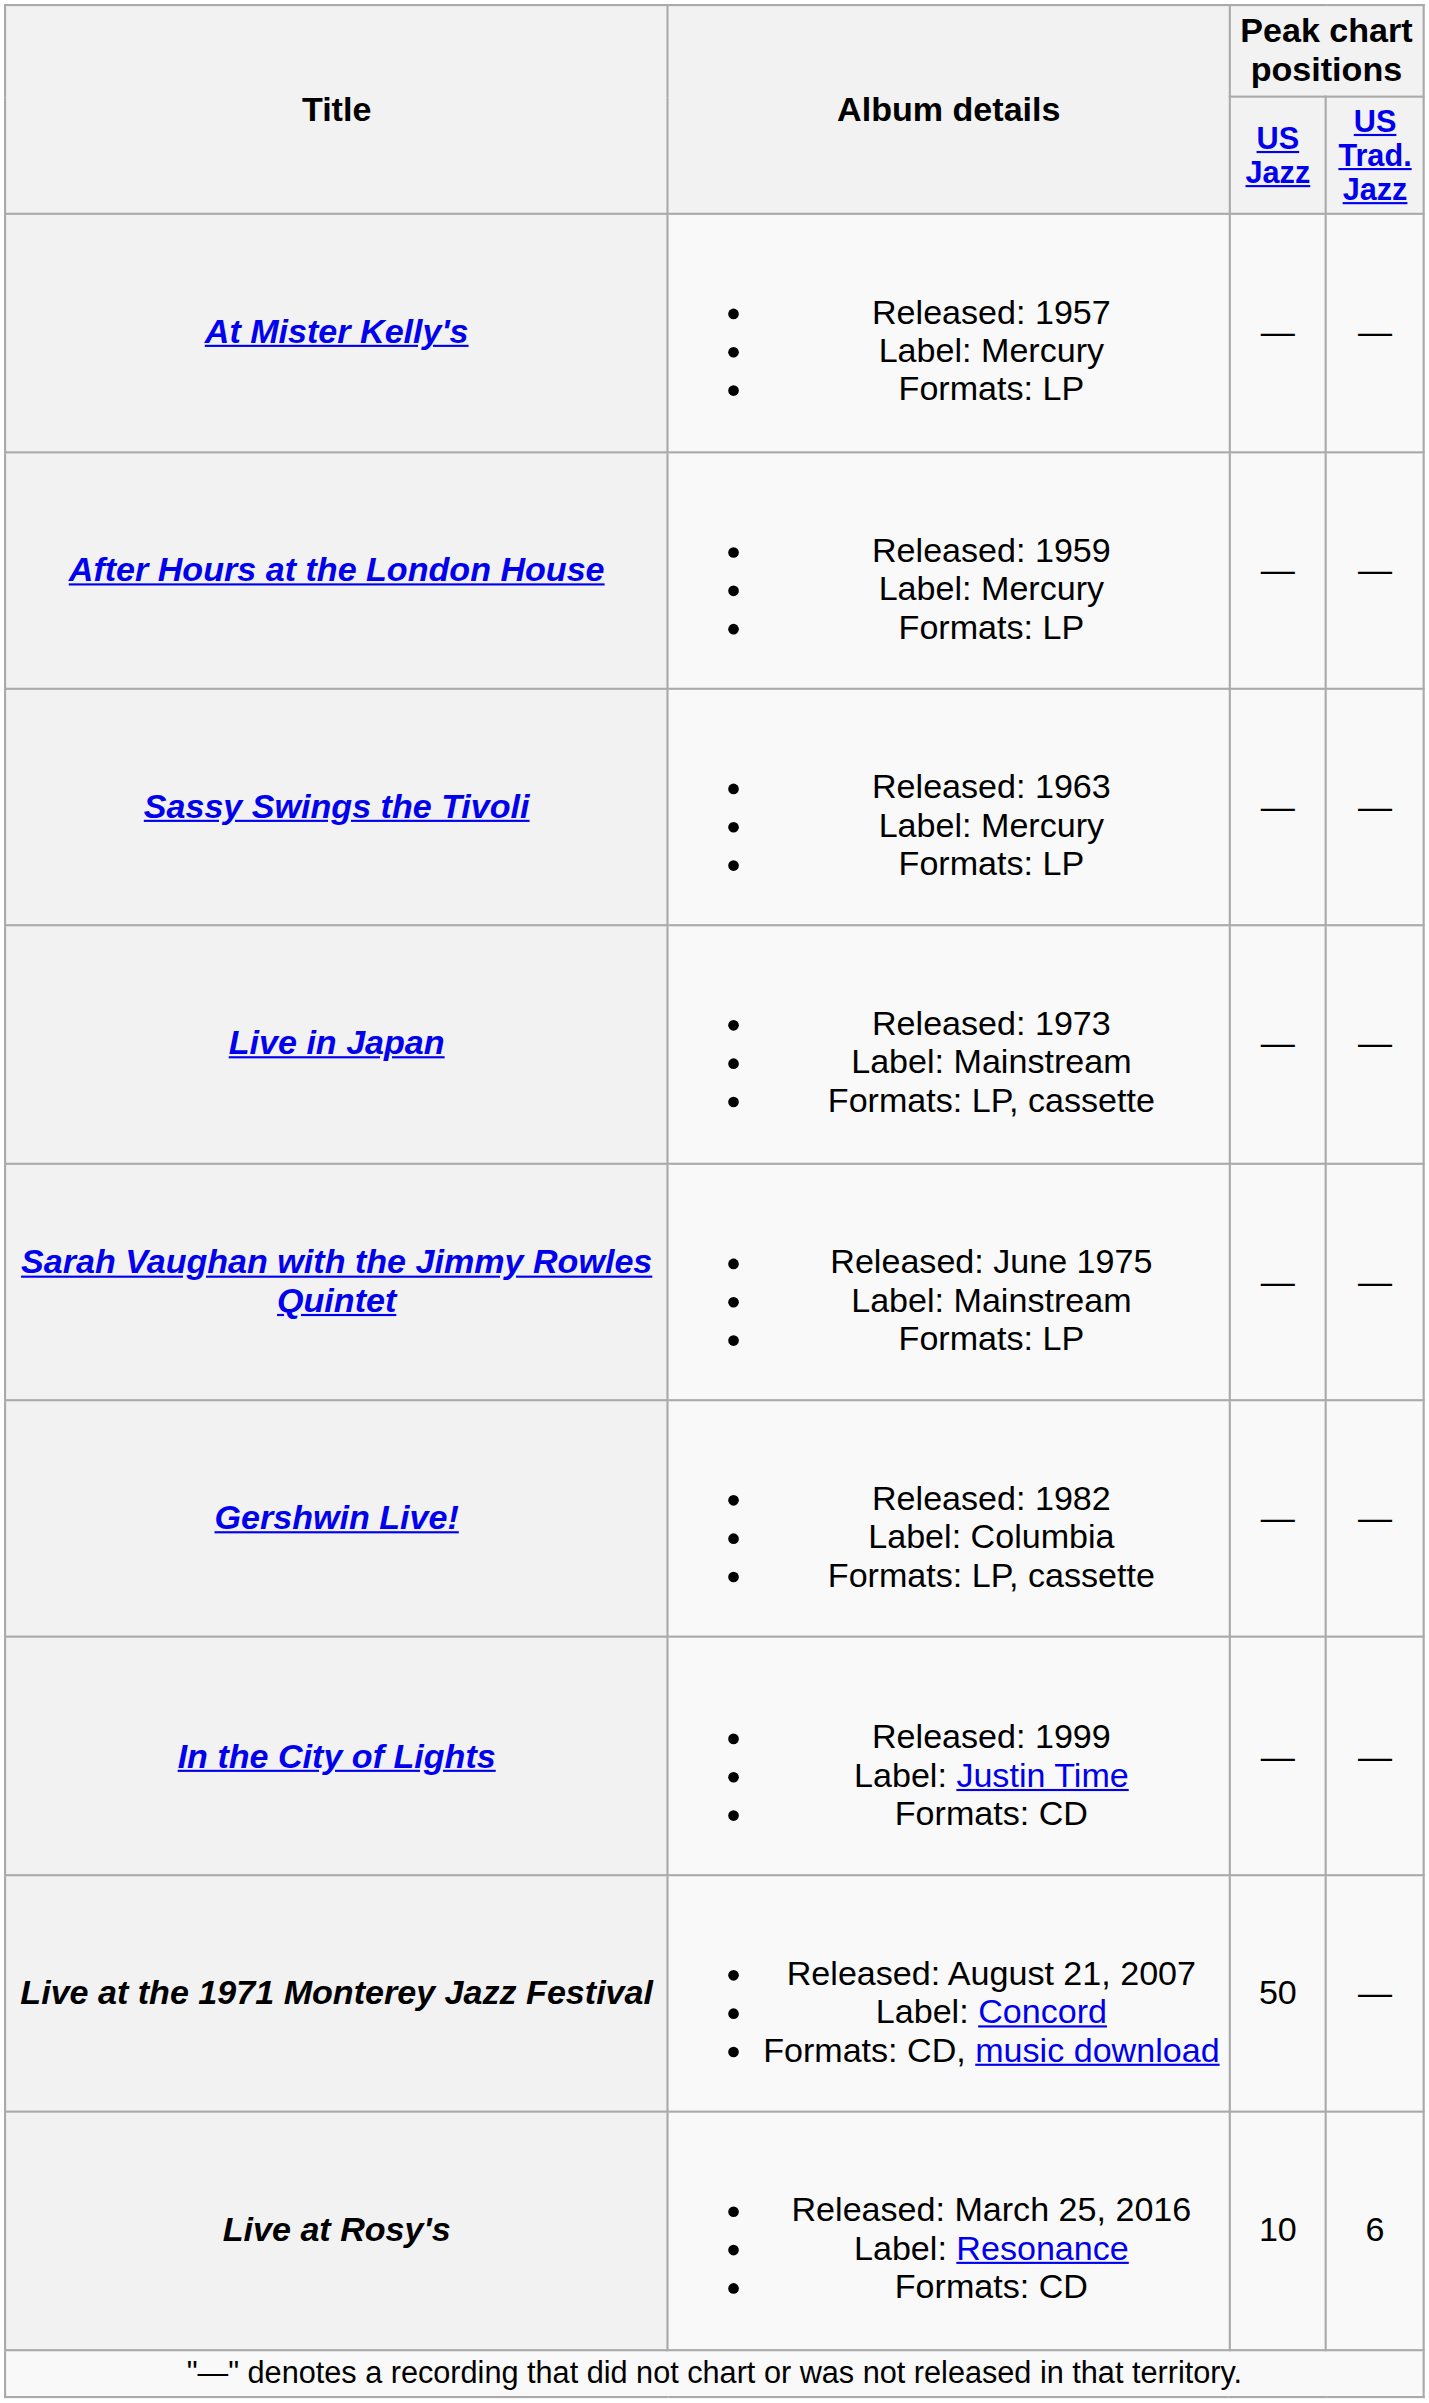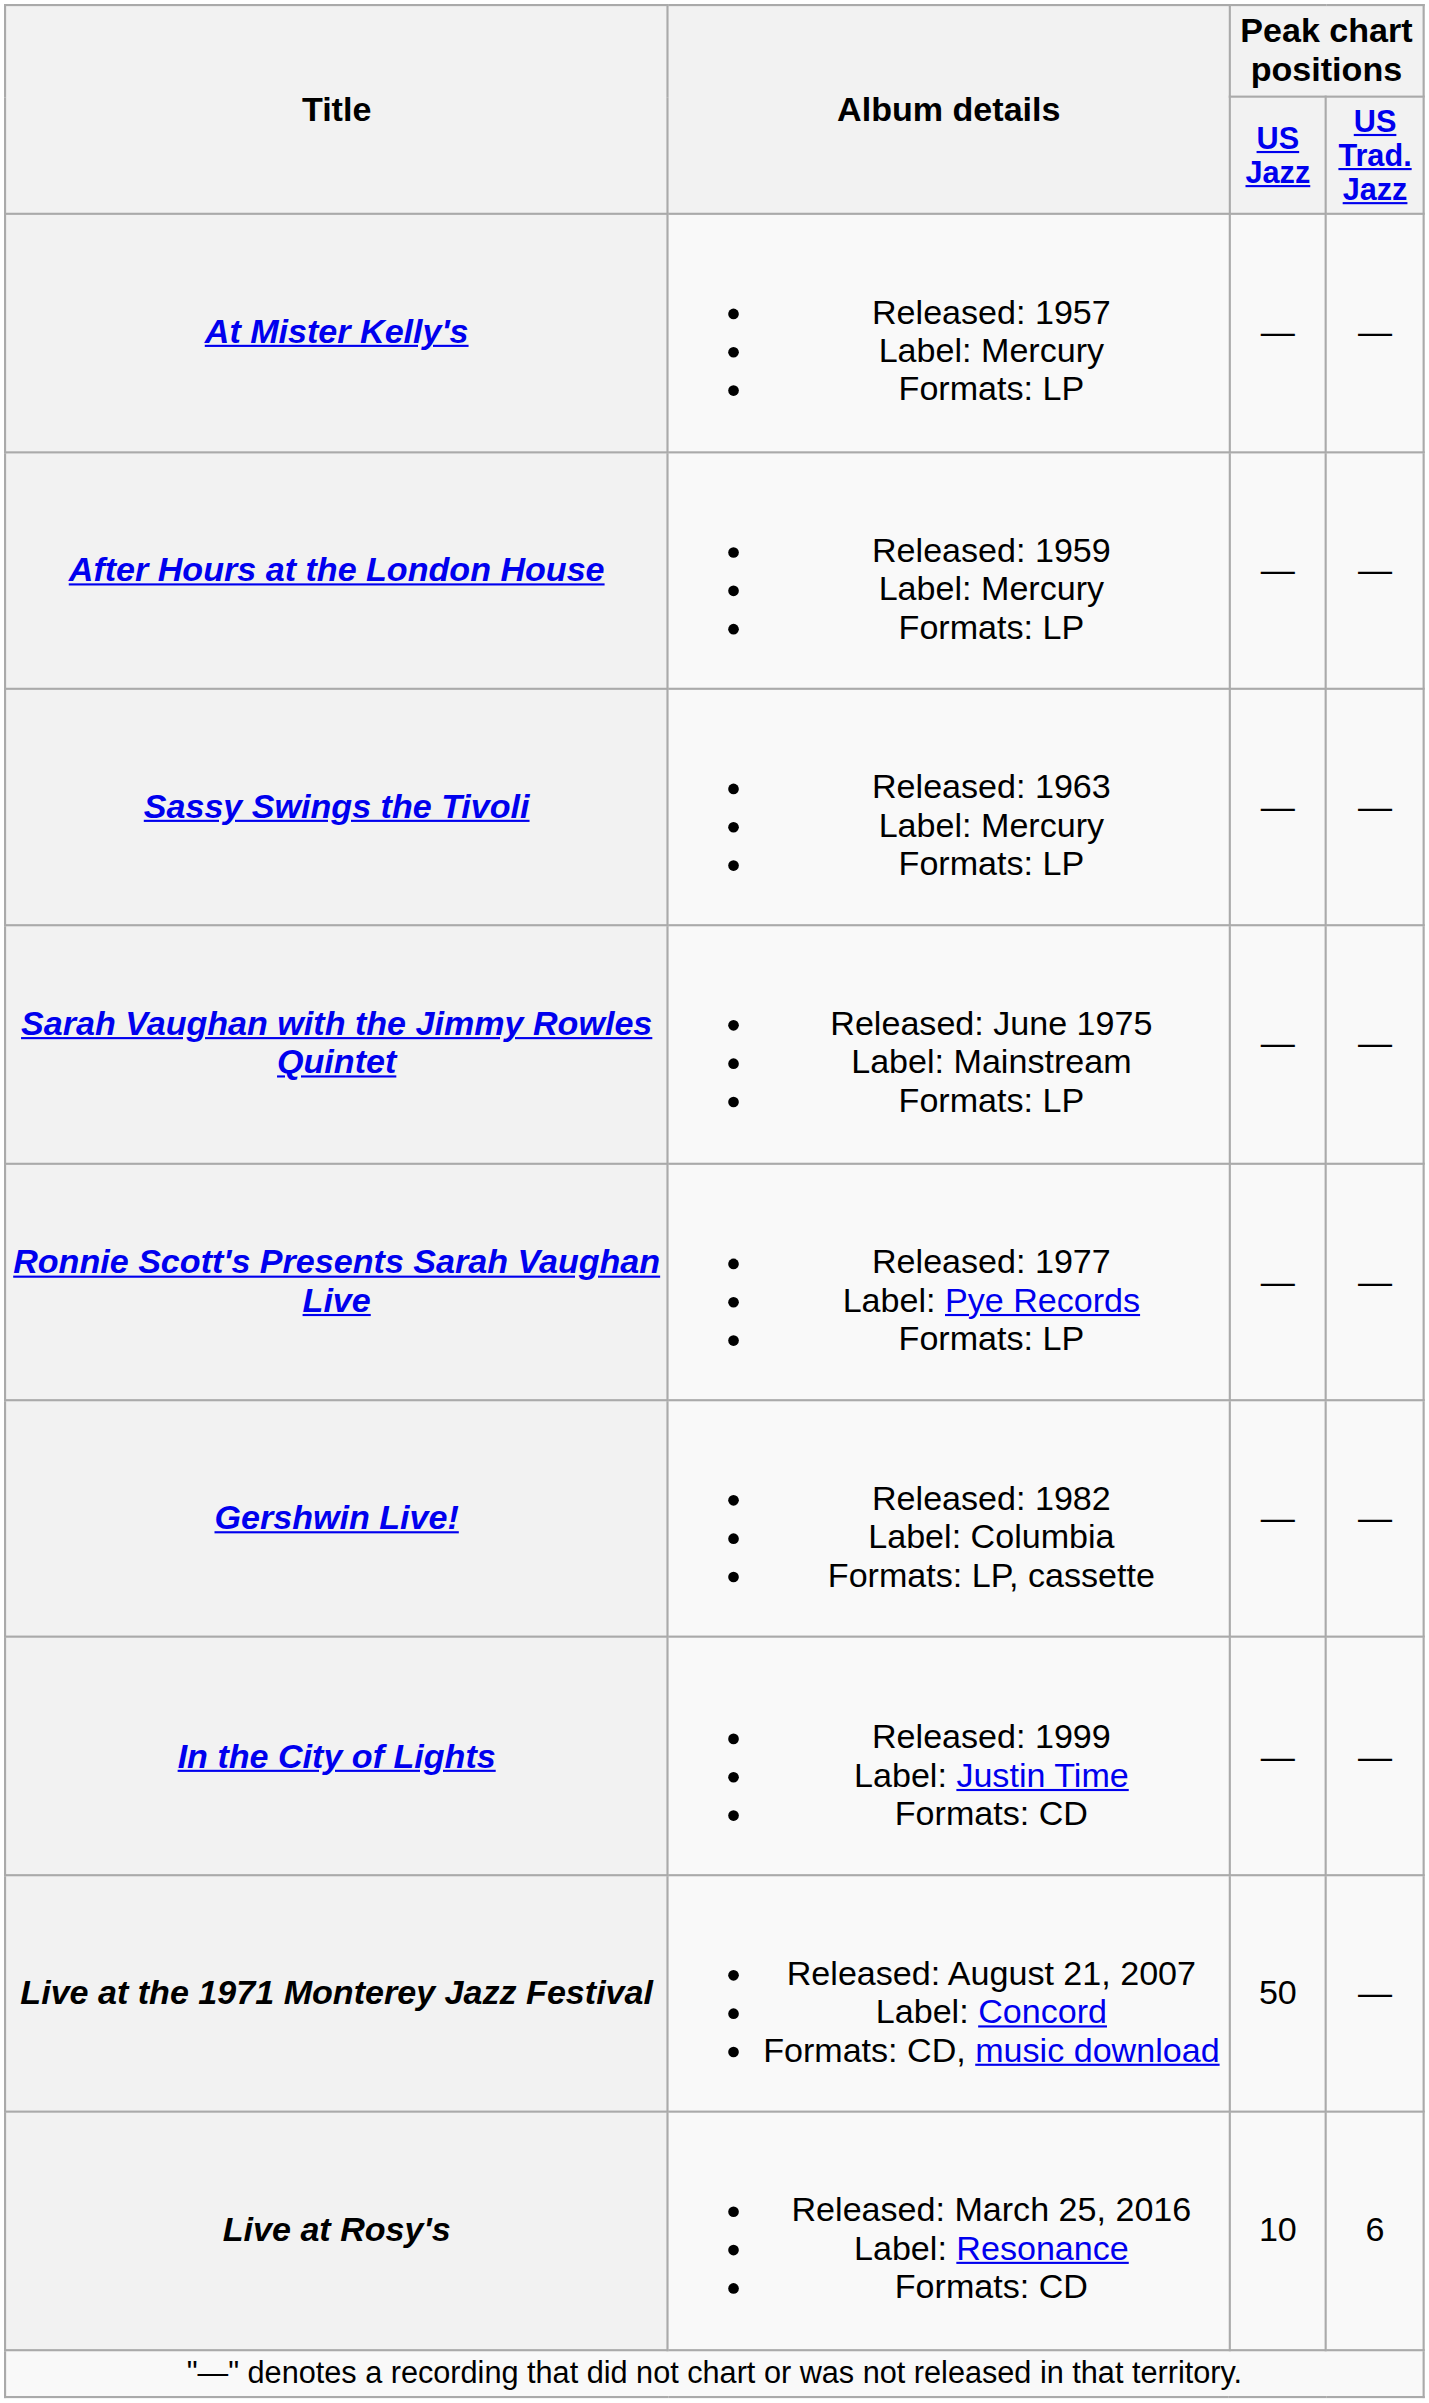- row: (337, 1043)
+ row: (337, 1281)
